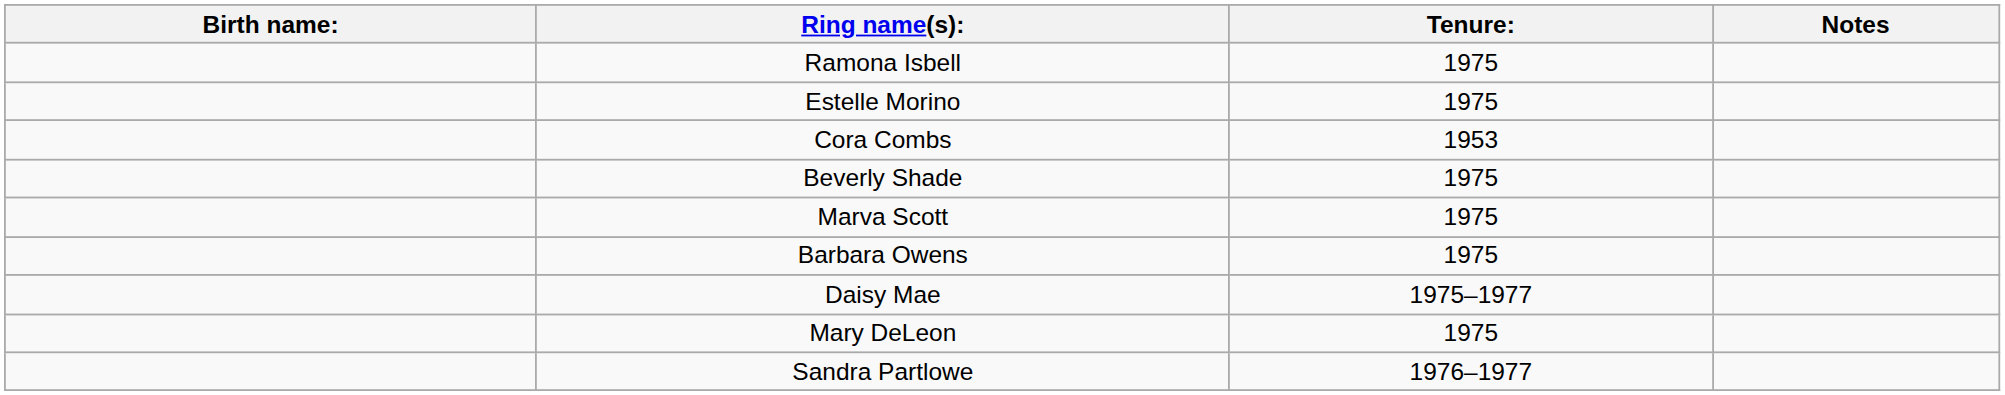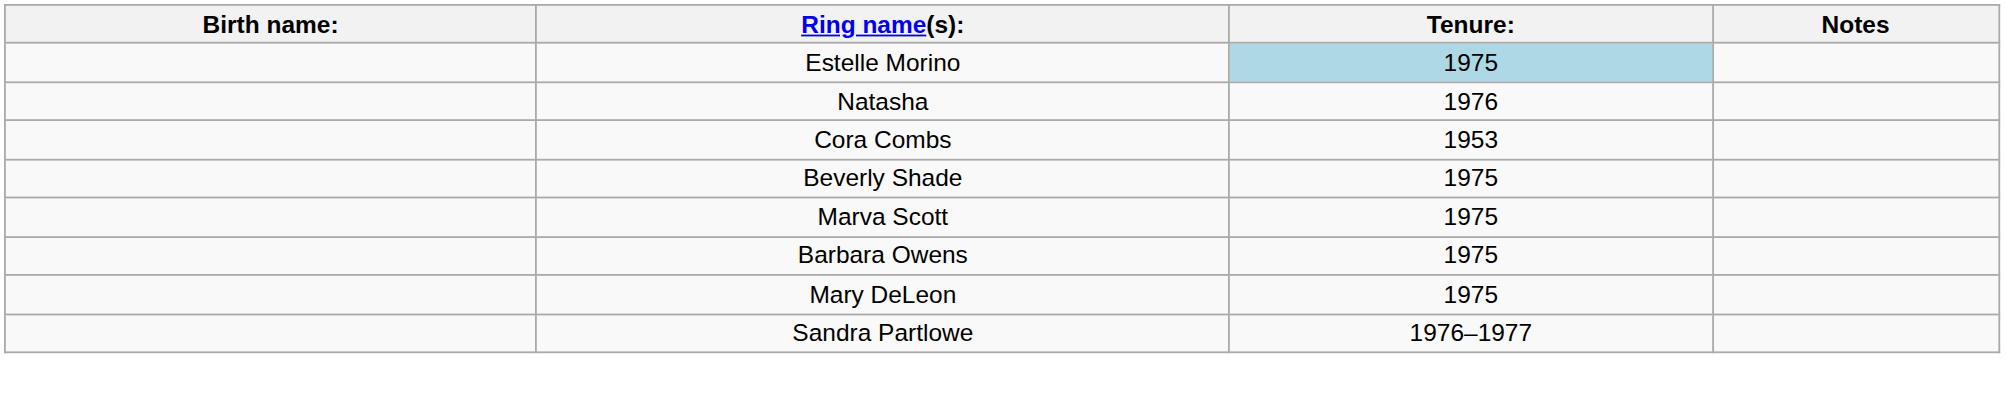- row: (883, 62)
(1471, 101) no background -> (1471, 62) lightblue background
+ row: (883, 101)
- row: (883, 294)
